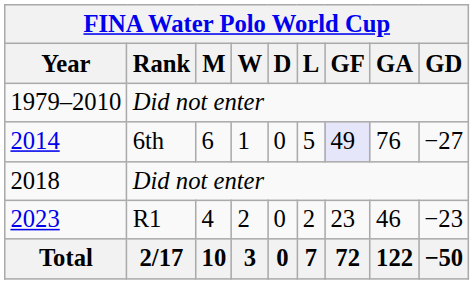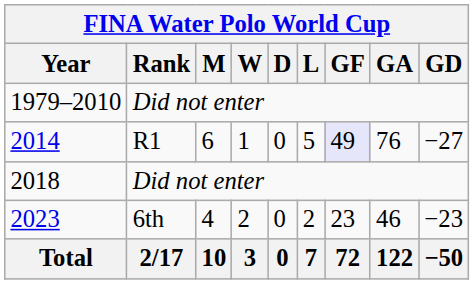(148, 141) 6th -> (147, 141) R1
(147, 219) R1 -> (148, 219) 6th
